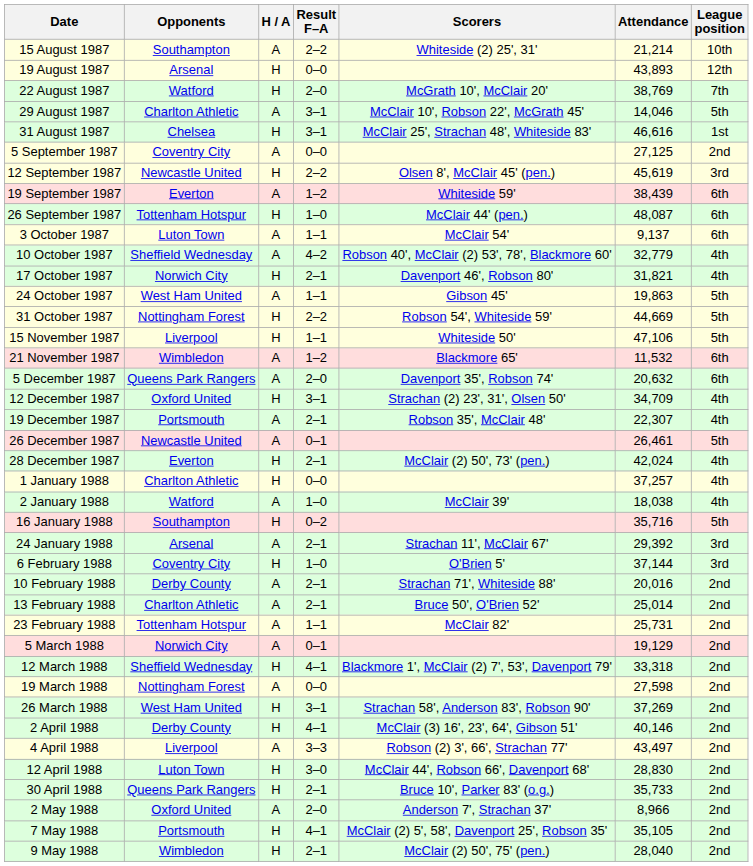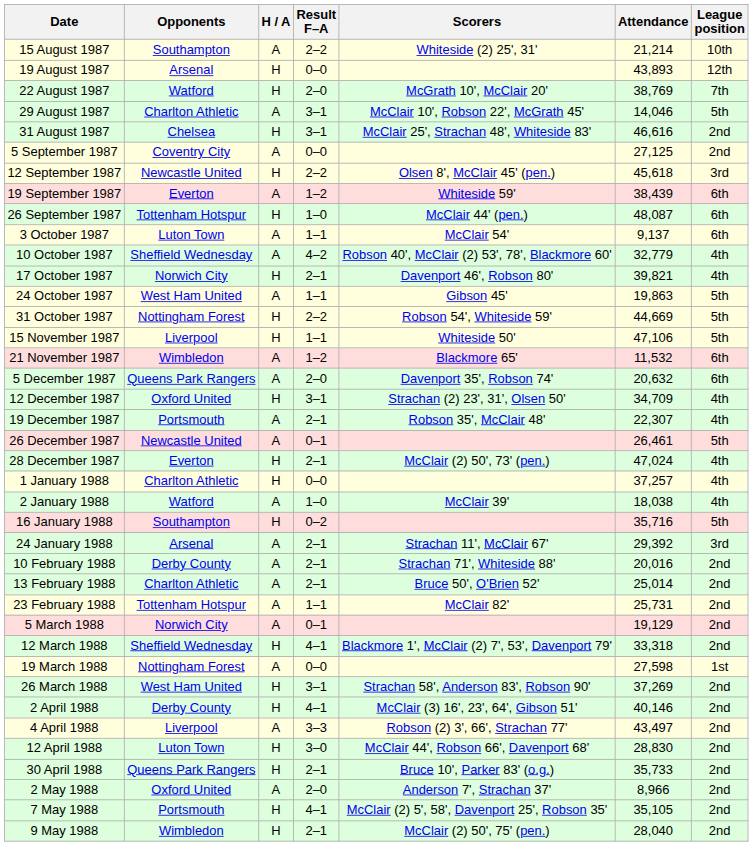(720, 132) 1st -> (720, 132) 2nd
(653, 173) 45,619 -> (653, 173) 45,618
(653, 276) 31,821 -> (653, 276) 39,821
(653, 460) 42,024 -> (653, 460) 47,024
- row: (64, 563)
(720, 687) 2nd -> (720, 666) 1st
